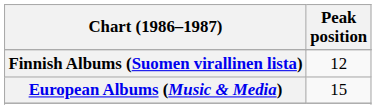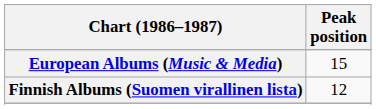rows swapped: (155, 90) <-> (155, 63)
